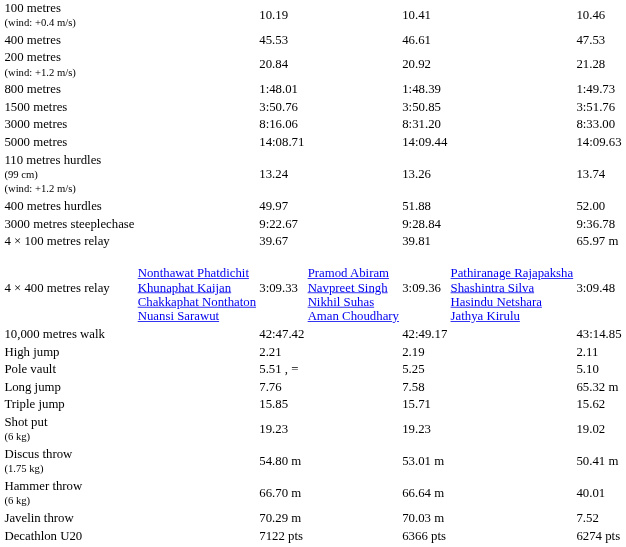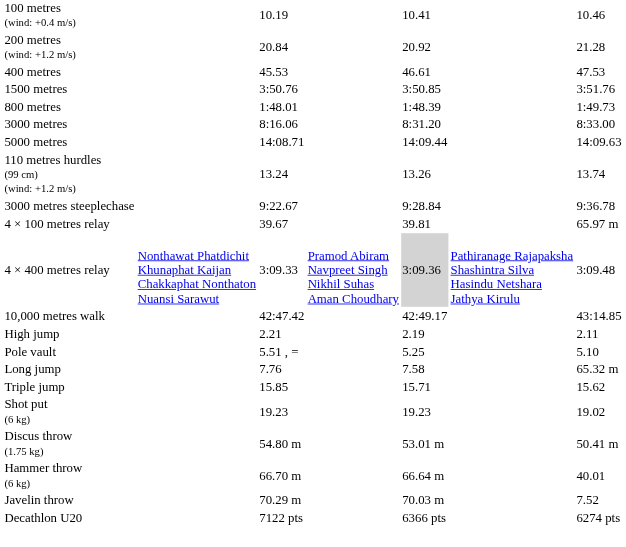rows swapped: (40, 64) <-> (33, 39)
rows swapped: (33, 89) <-> (36, 106)
- row: (53, 206)
(422, 287) no background -> (422, 270) lightgrey background
